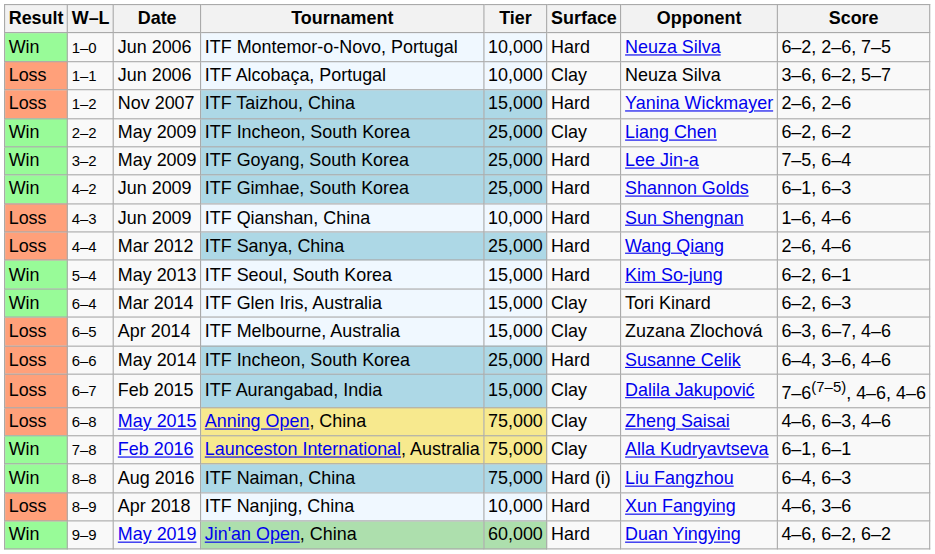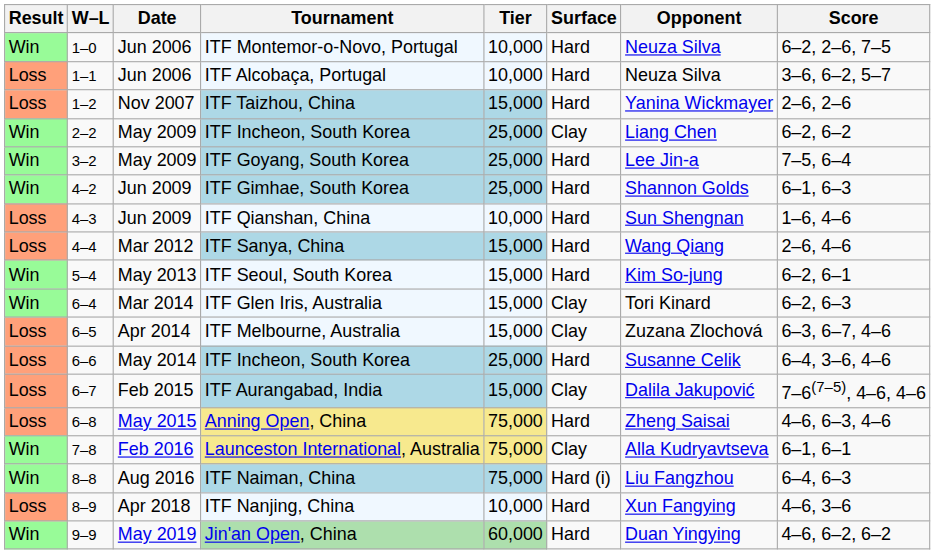(569, 75) Clay -> (571, 75) Hard
(515, 246) 25,000 -> (515, 246) 15,000
(569, 421) Clay -> (571, 421) Hard
